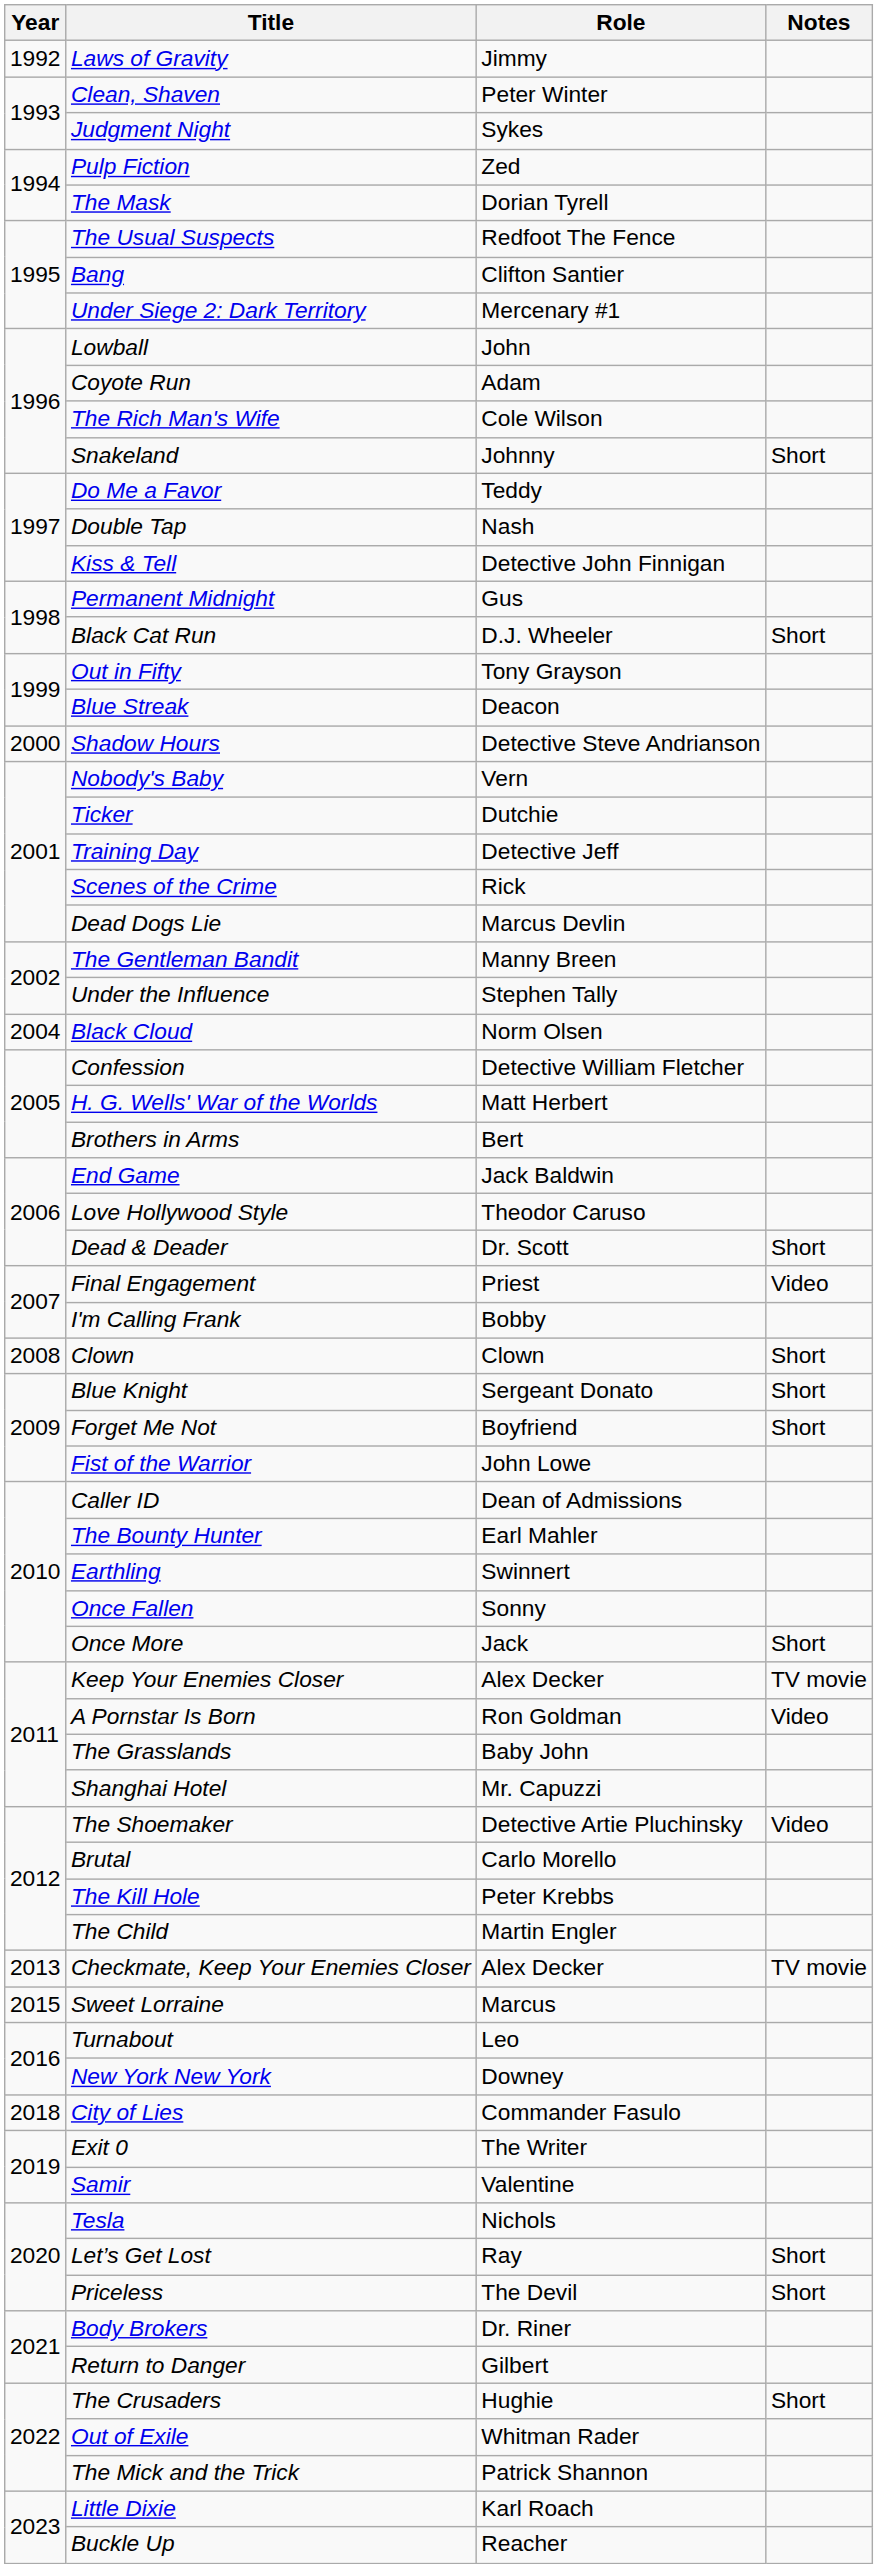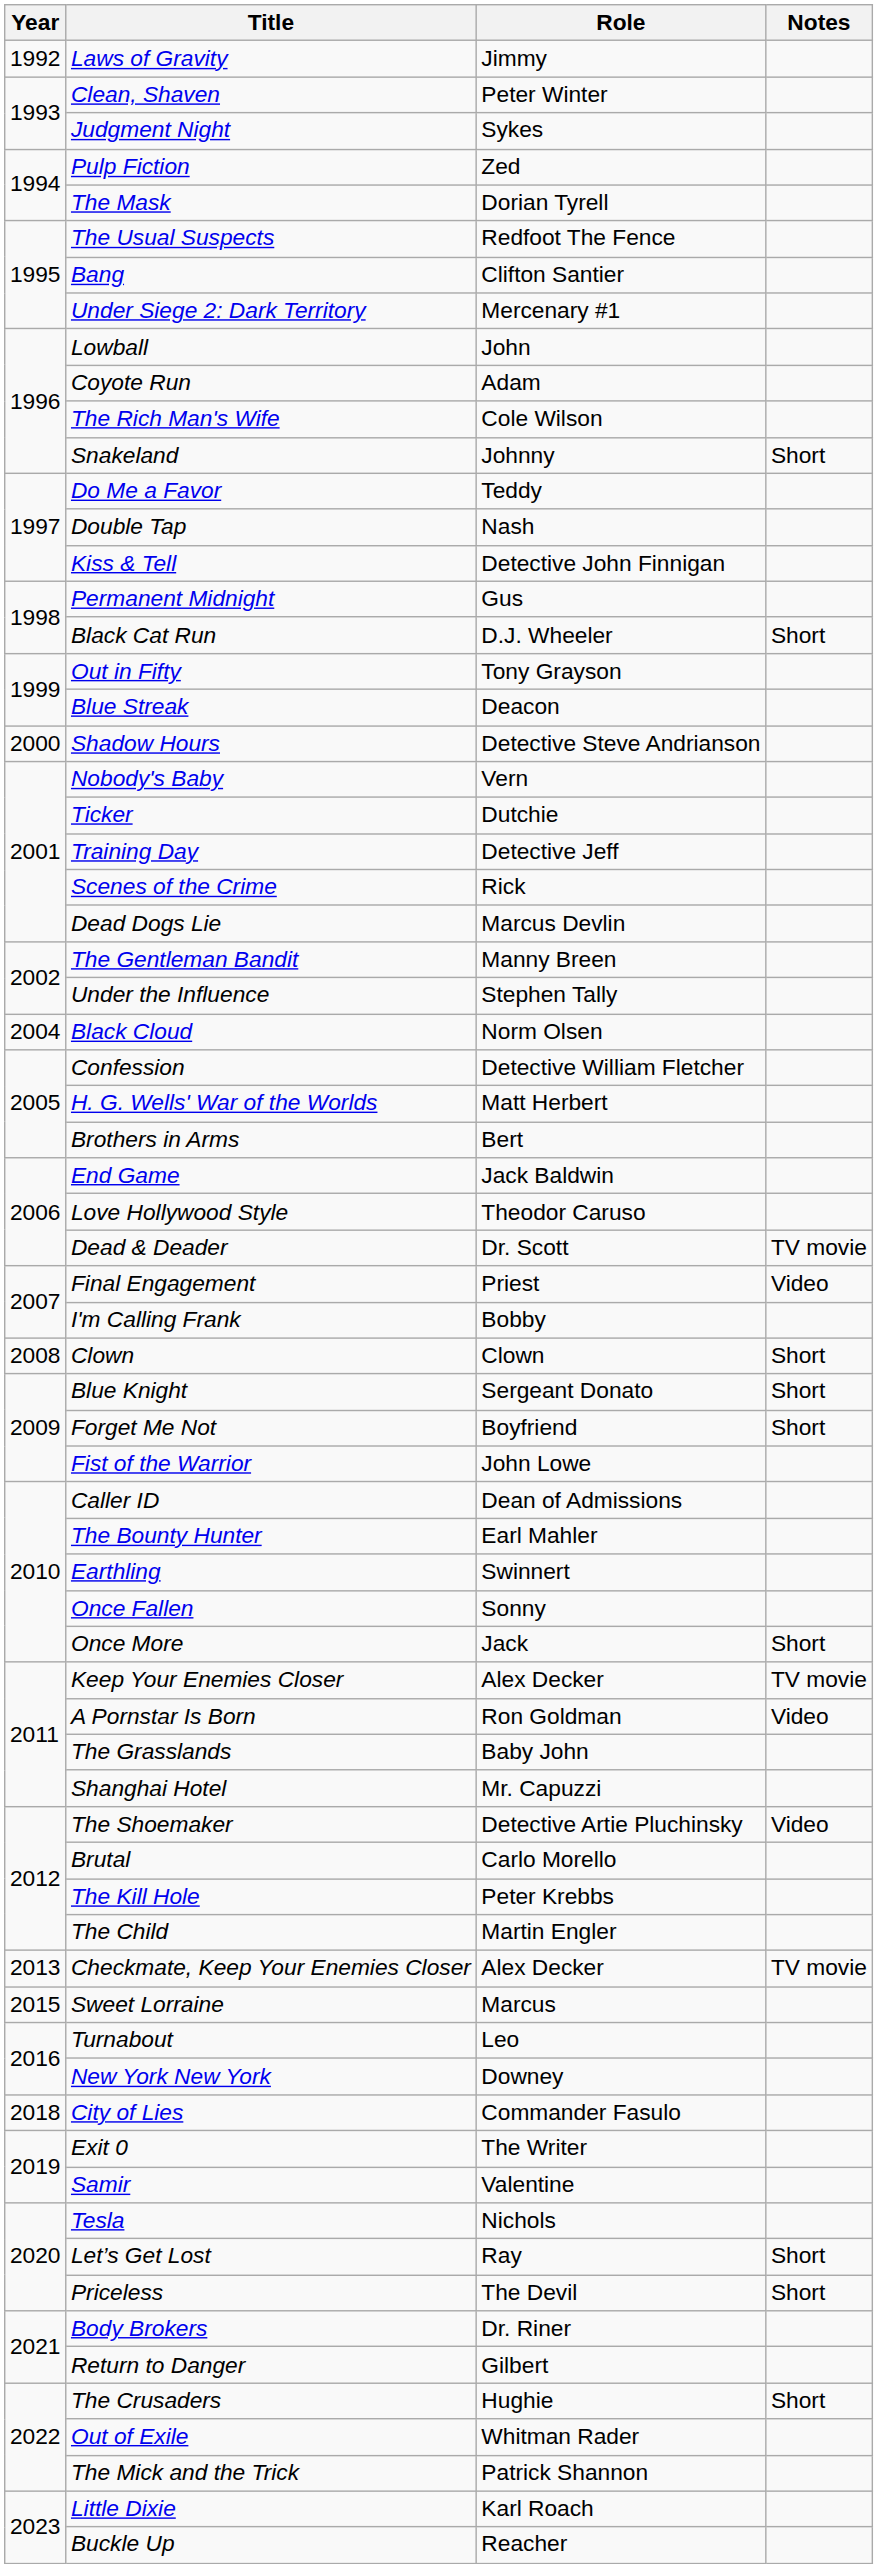(798, 1247) Short -> (819, 1247) TV movie
